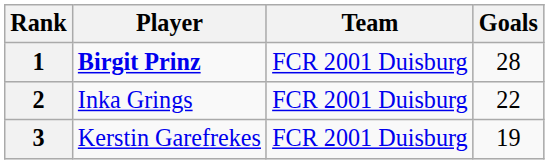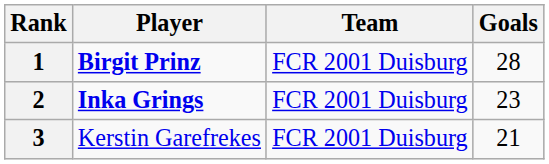(135, 100) normal -> (141, 100) bold
(508, 100) 22 -> (508, 100) 23
(508, 138) 19 -> (508, 138) 21
